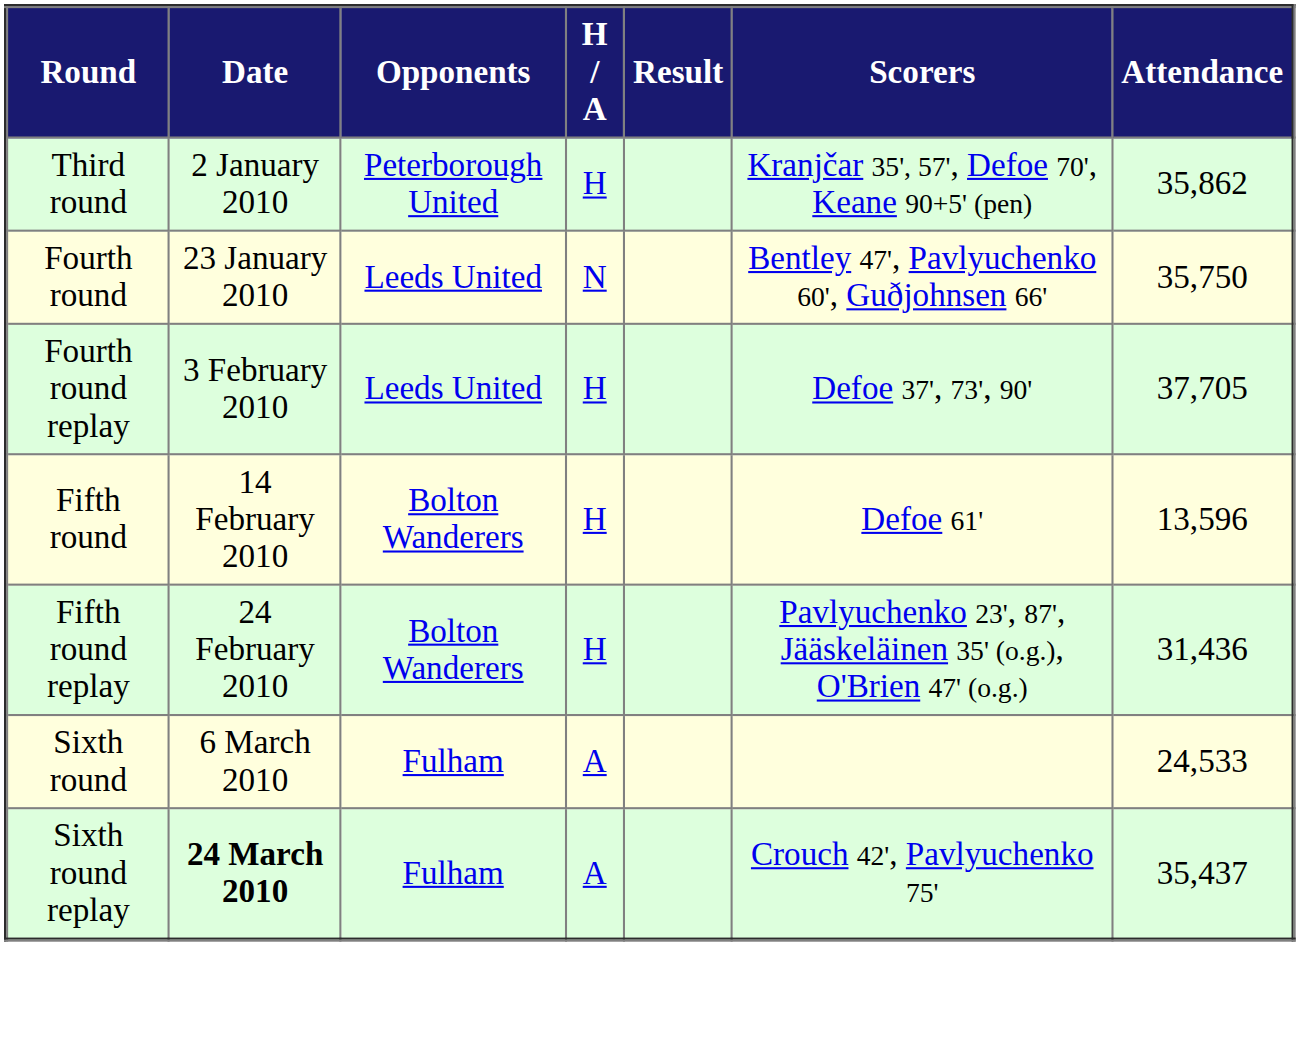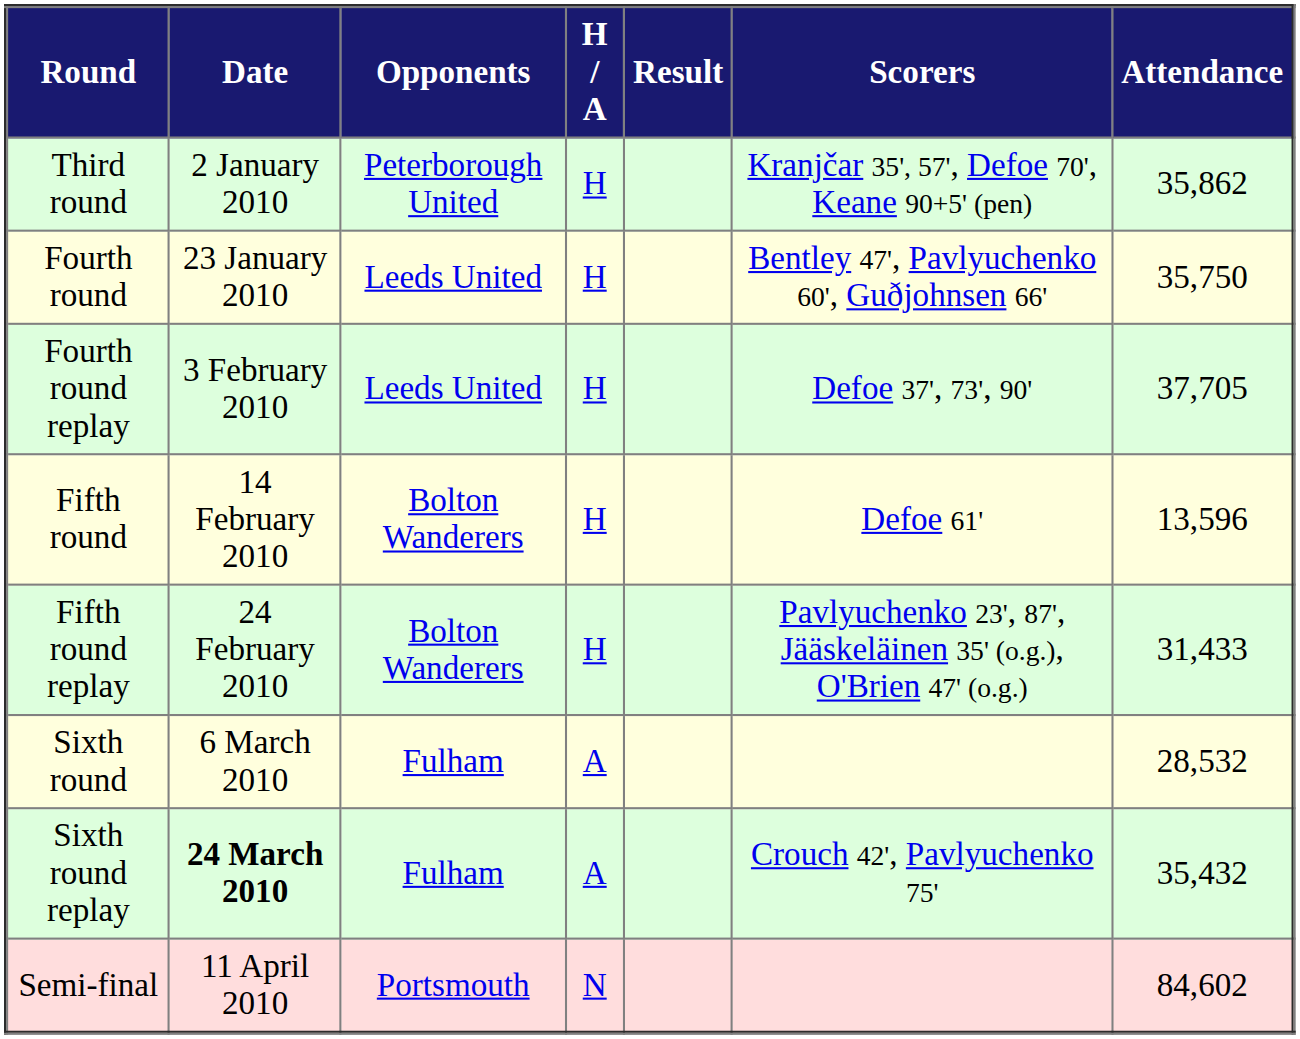(595, 276) N -> (595, 276) H
(1202, 649) 31,436 -> (1202, 649) 31,433
(1202, 761) 24,533 -> (1202, 761) 28,532
(1202, 872) 35,437 -> (1202, 872) 35,432
+ row: (88, 984)
